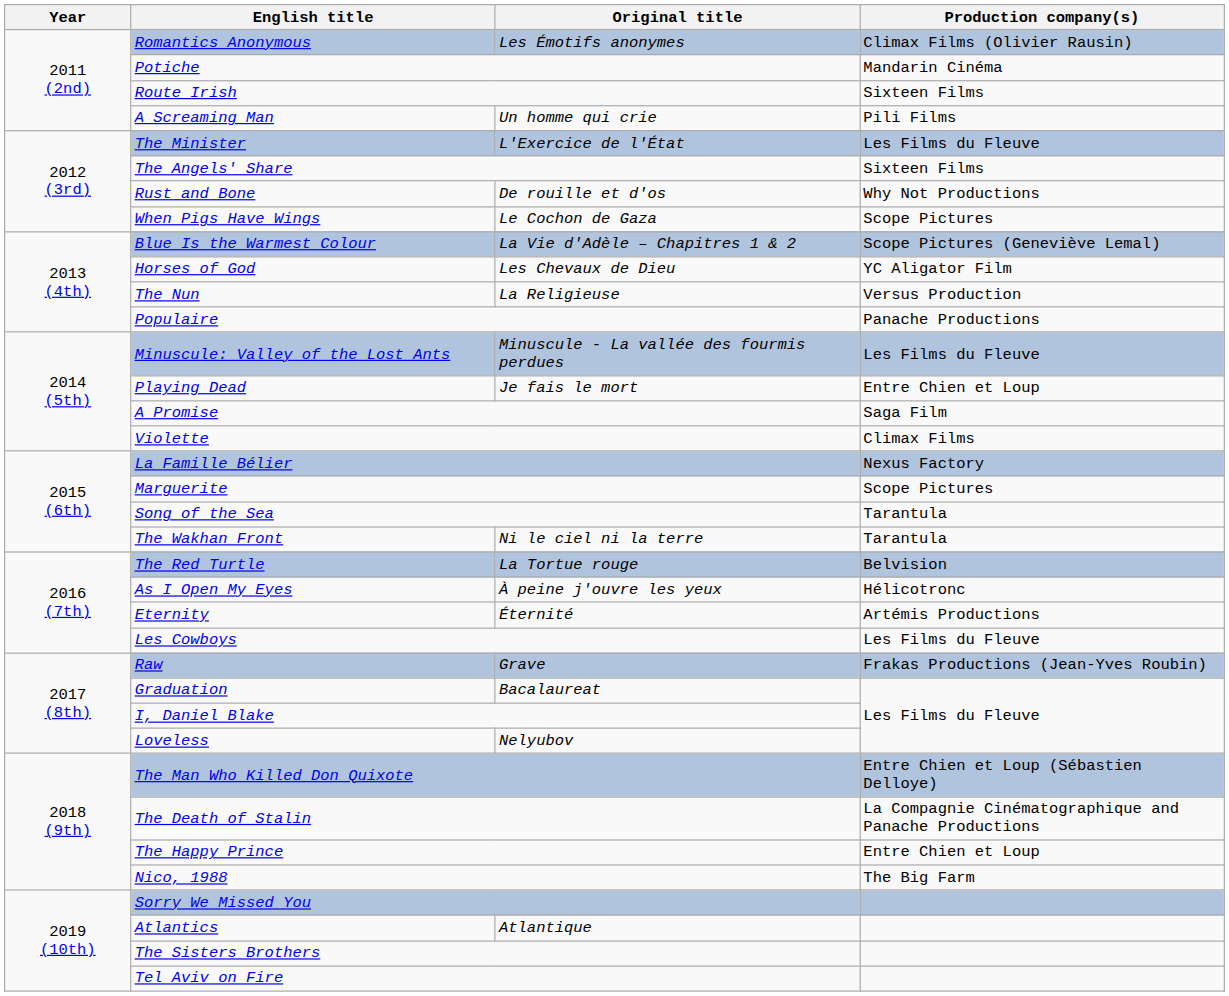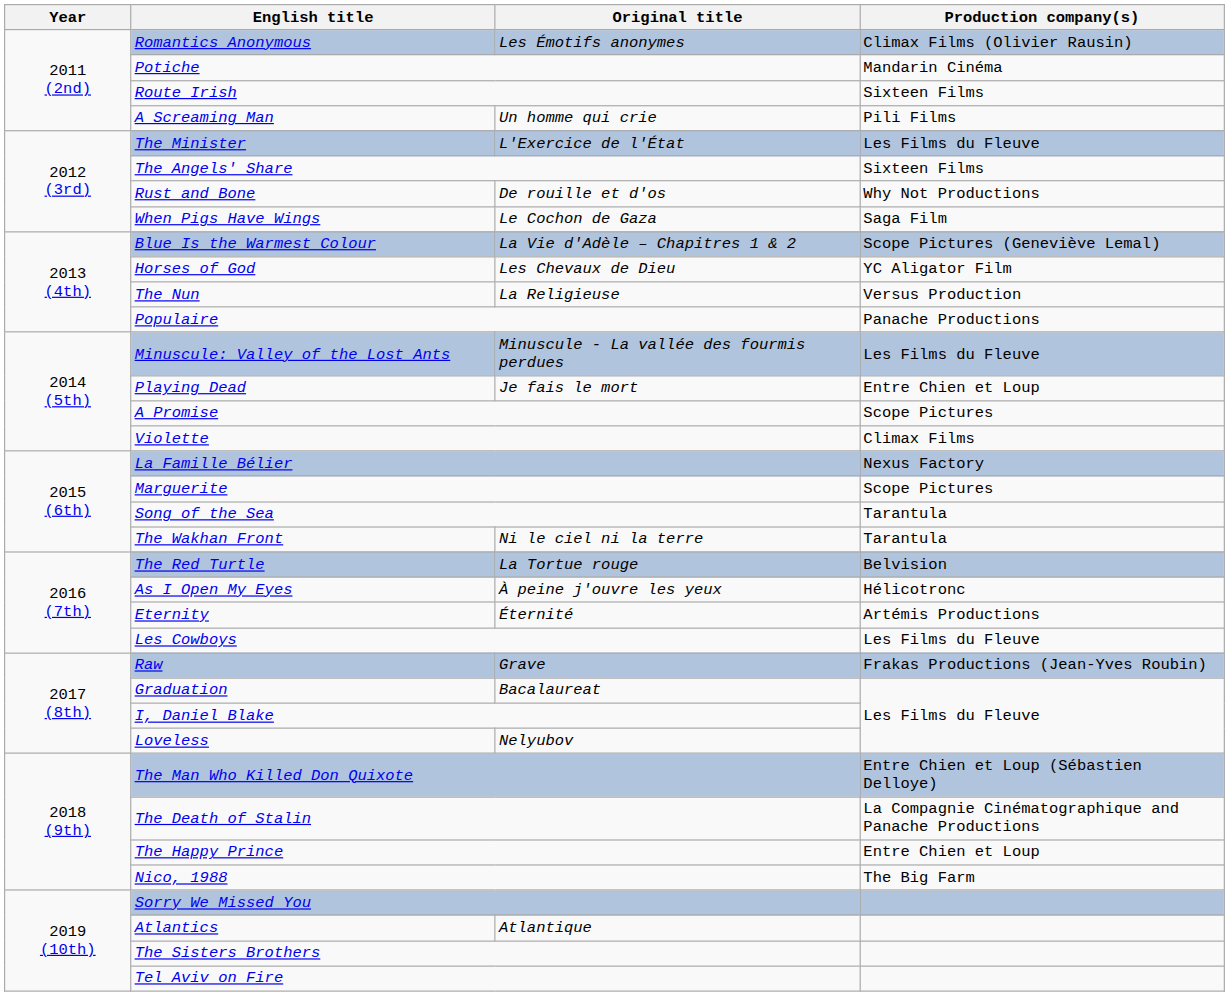(928, 219) Scope Pictures -> (905, 219) Saga Film
(905, 413) Saga Film -> (928, 413) Scope Pictures
